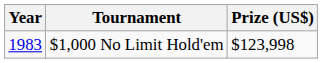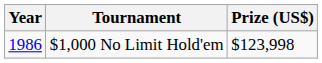(25, 44) 1983 -> (25, 44) 1986
